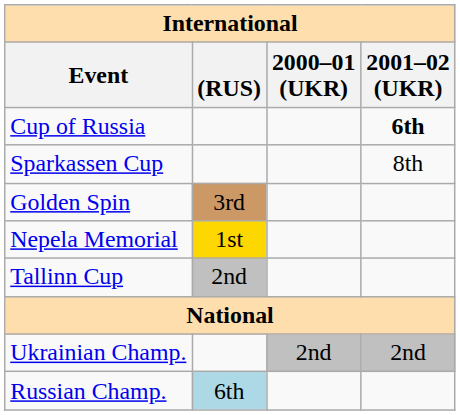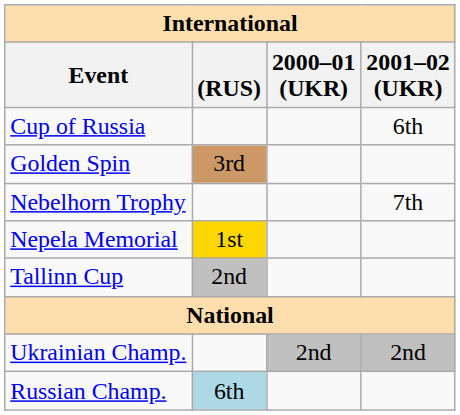(408, 125) bold -> (408, 125) normal
- row: (87, 163)
+ row: (98, 201)
